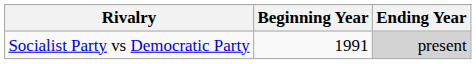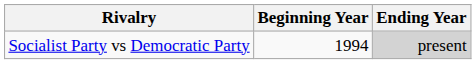(352, 44) 1991 -> (352, 44) 1994
